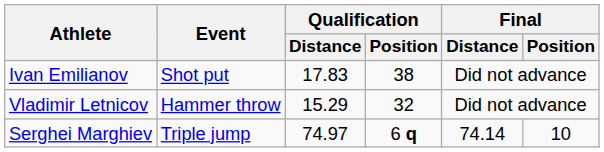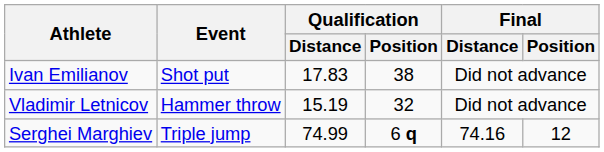(325, 105) 15.29 -> (325, 105) 15.19
(325, 133) 74.97 -> (325, 133) 74.99
(482, 133) 74.14 -> (482, 133) 74.16
(561, 133) 10 -> (561, 133) 12
